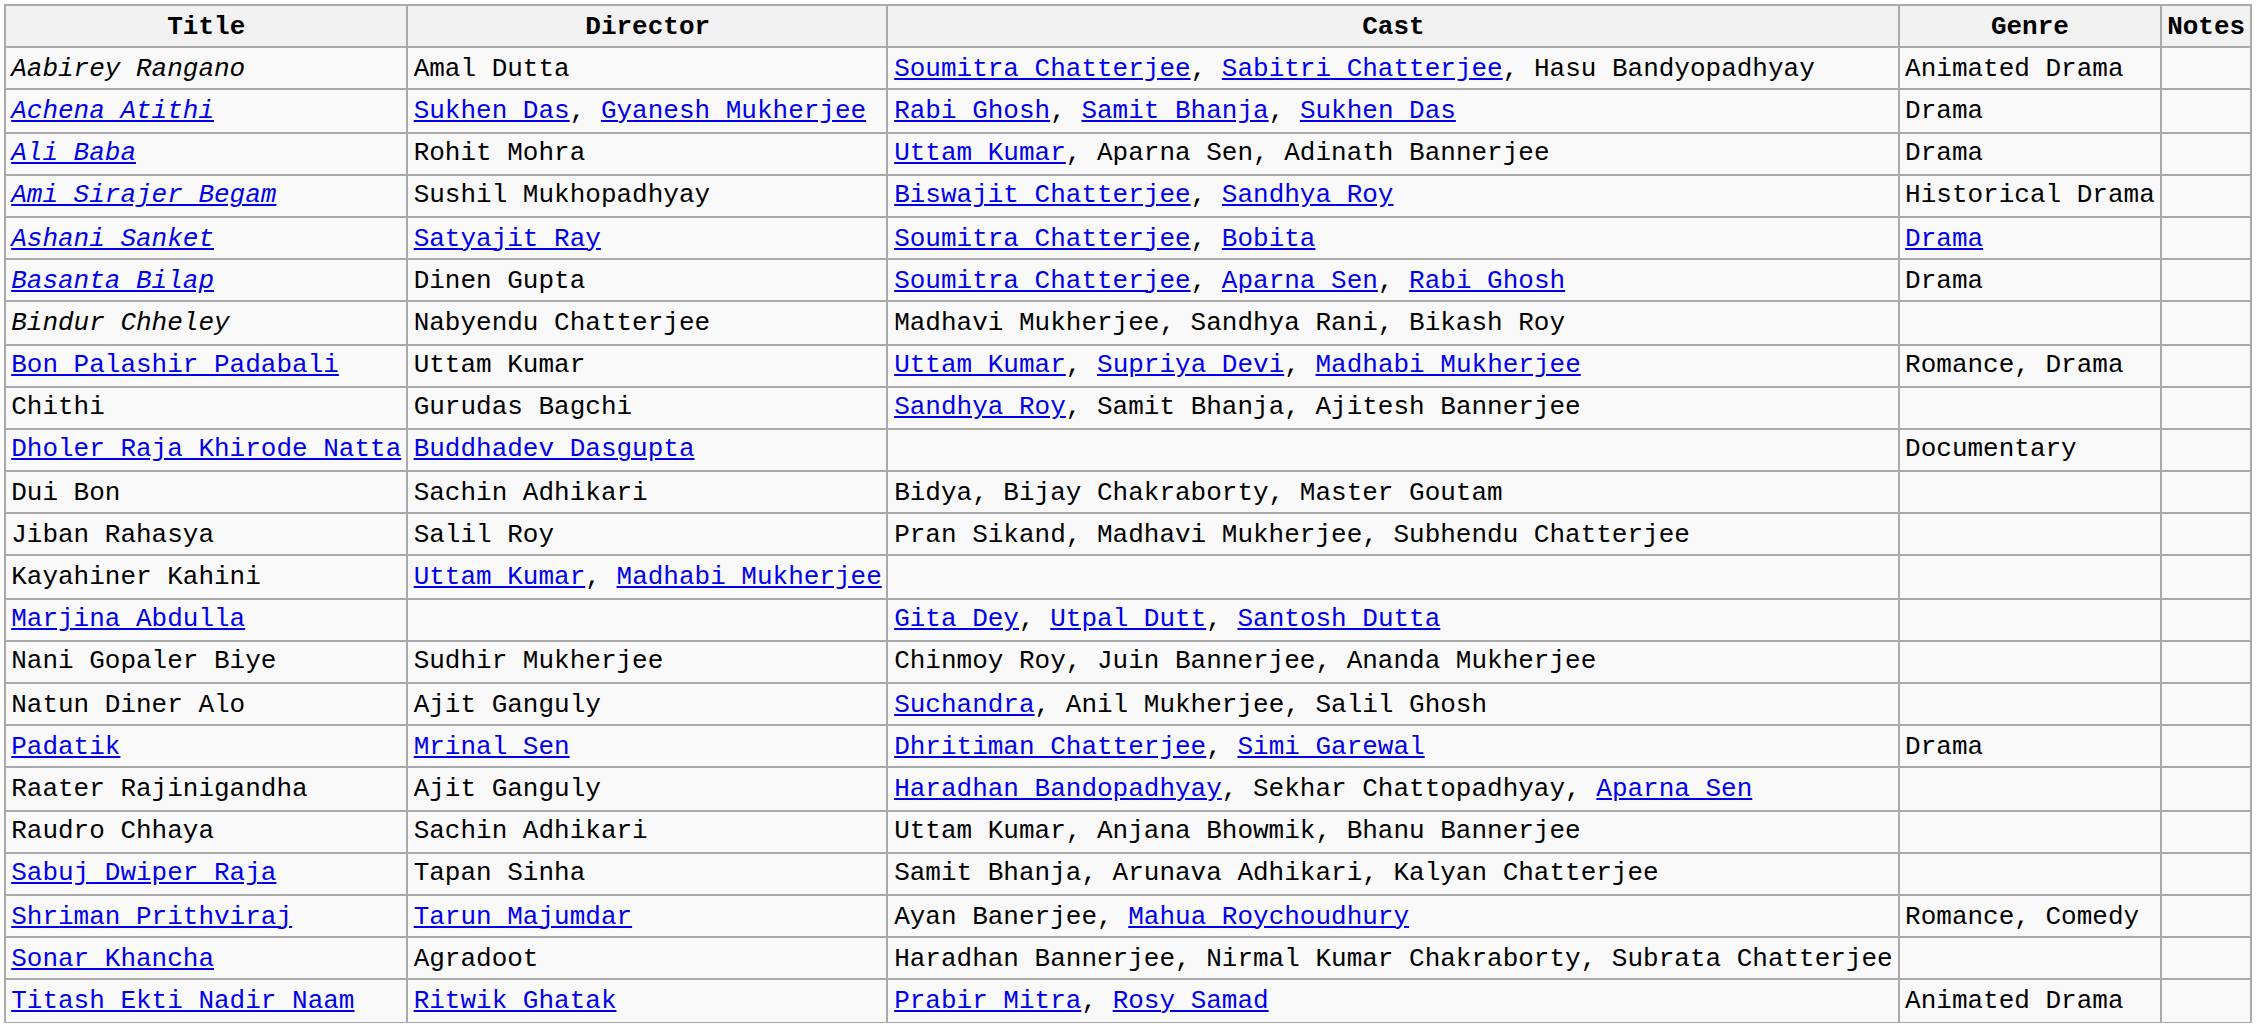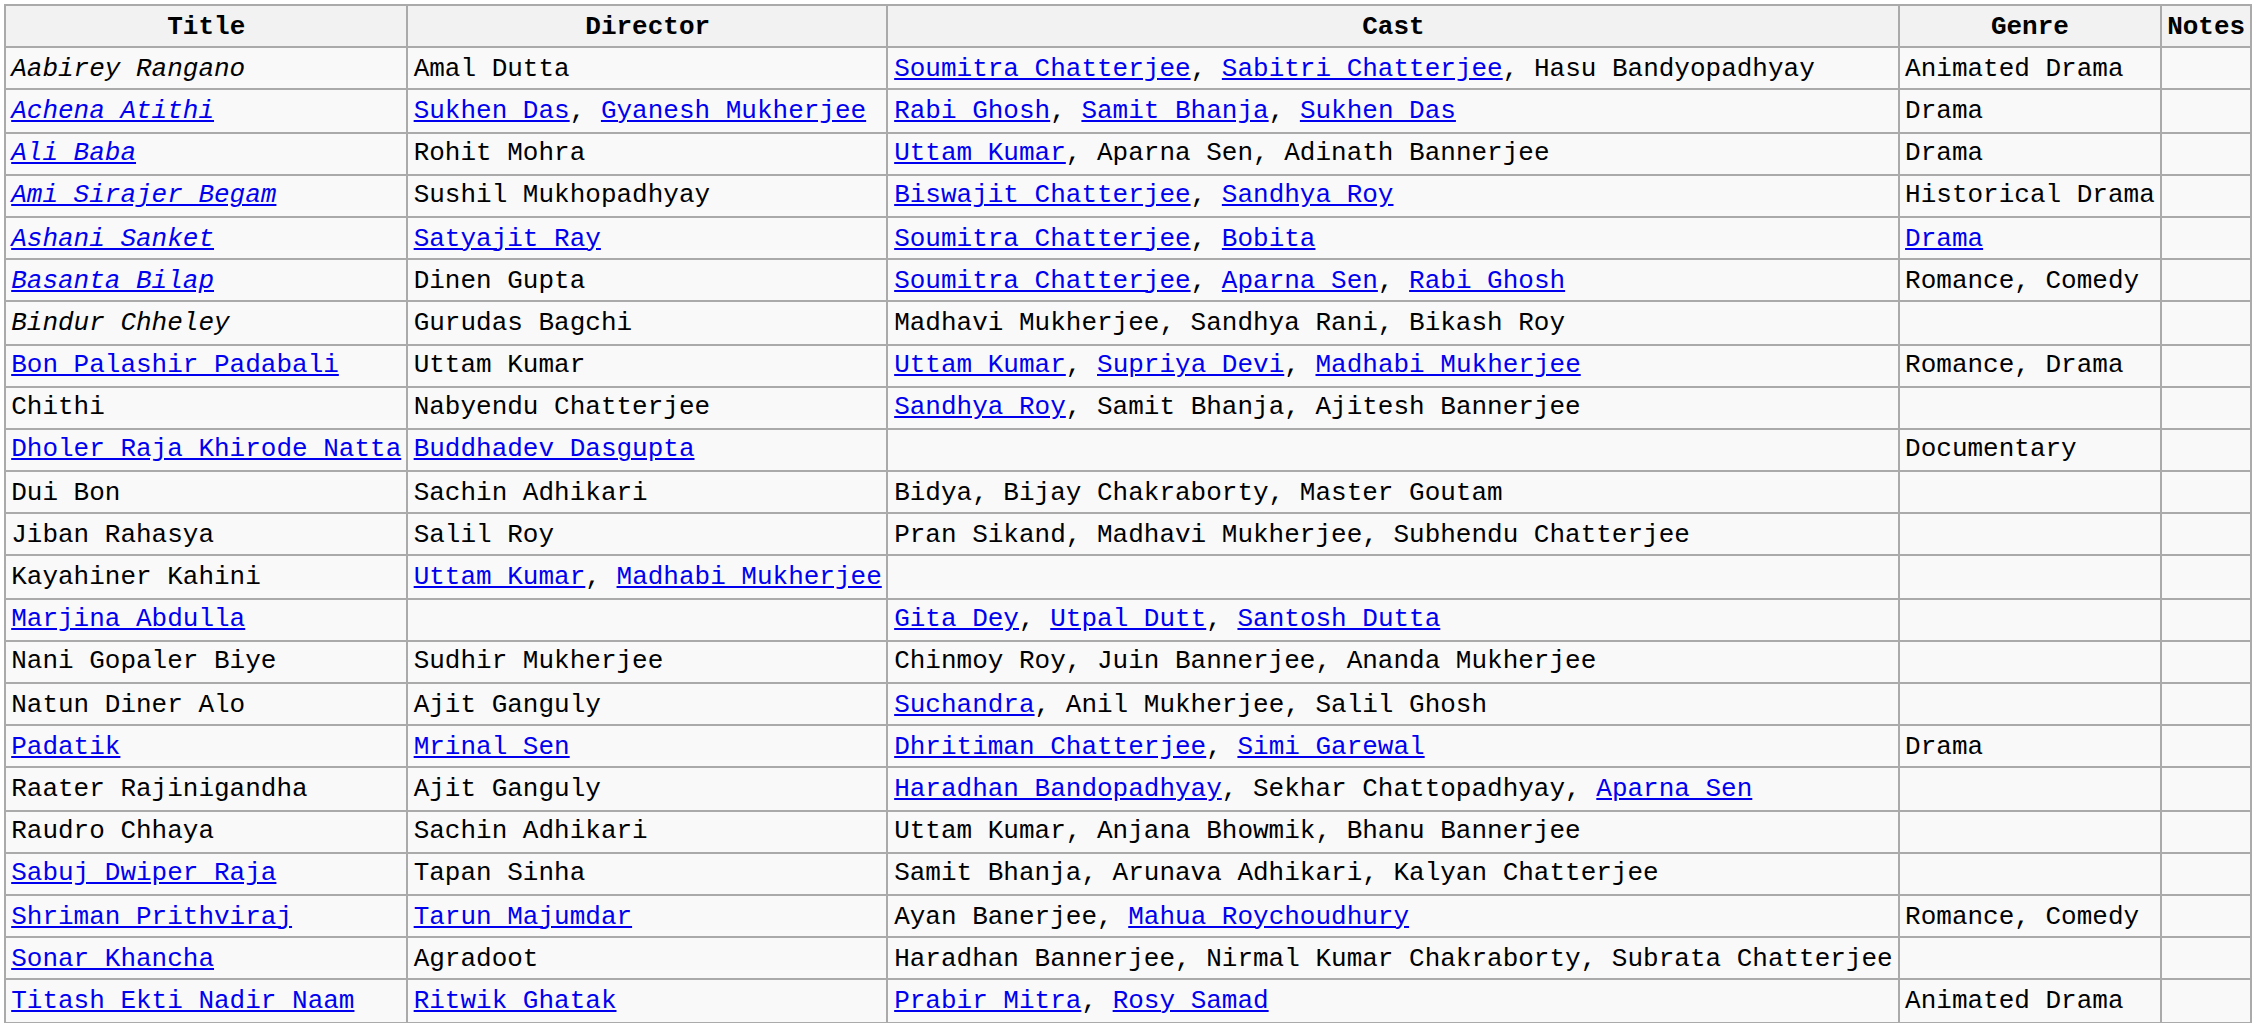(1944, 280) Drama -> (2022, 280) Romance, Comedy
(562, 323) Nabyendu Chatterjee -> (523, 323) Gurudas Bagchi
(523, 408) Gurudas Bagchi -> (562, 408) Nabyendu Chatterjee
